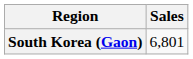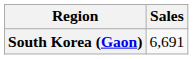(167, 41) 6,801 -> (167, 41) 6,691
